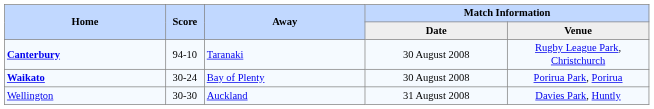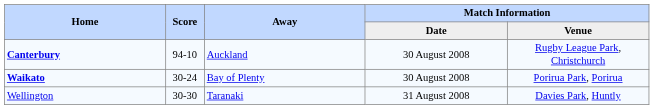(225, 54) Taranaki -> (227, 54) Auckland
(227, 95) Auckland -> (225, 95) Taranaki
